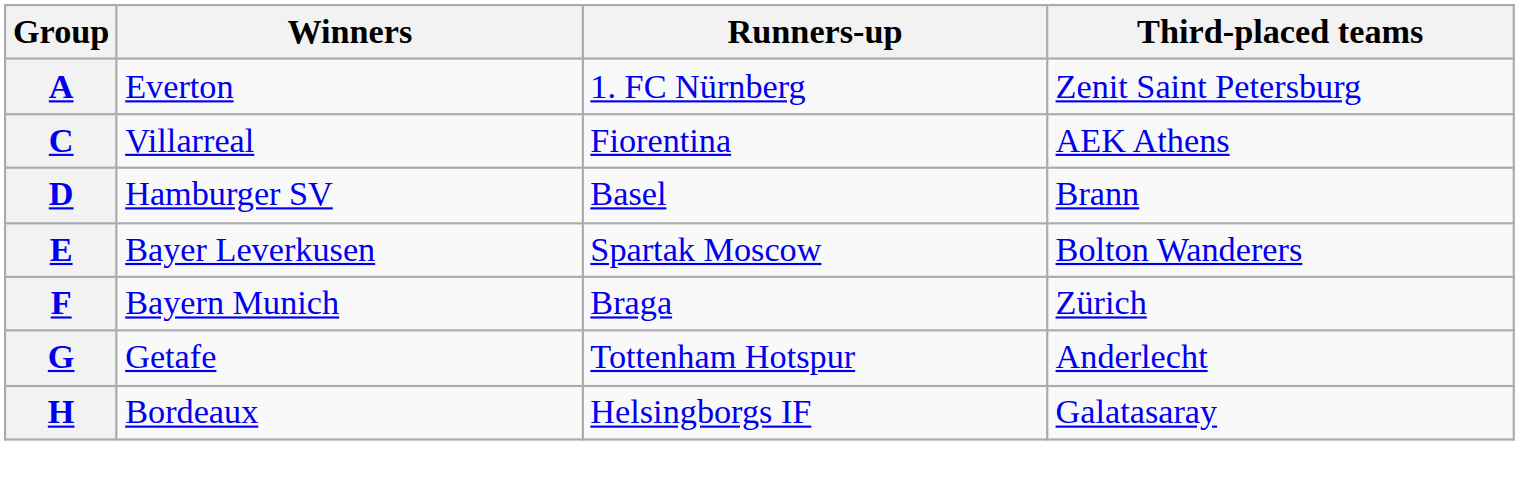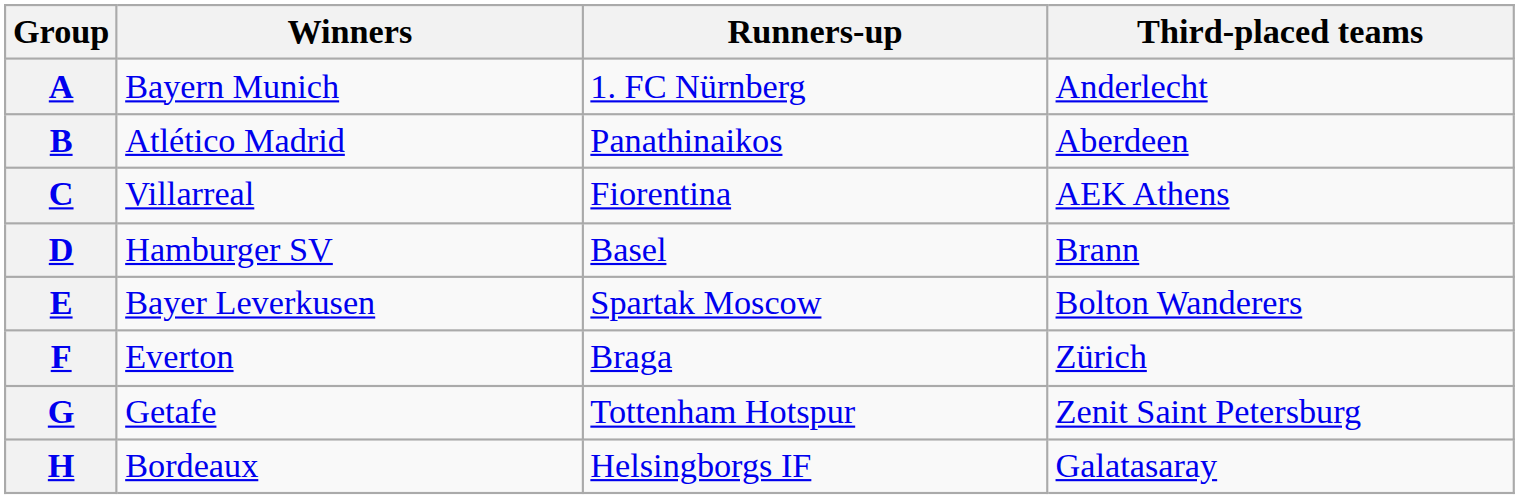(179, 85) Everton -> (232, 85) Bayern Munich
(1208, 85) Zenit Saint Petersburg -> (1132, 85) Anderlecht
+ row: (61, 140)
(232, 303) Bayern Munich -> (179, 357) Everton
(1132, 357) Anderlecht -> (1208, 411) Zenit Saint Petersburg
